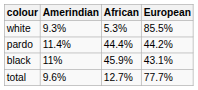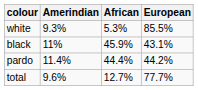rows swapped: (20, 45) <-> (19, 61)
